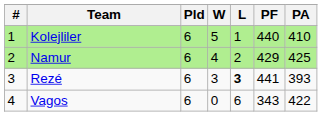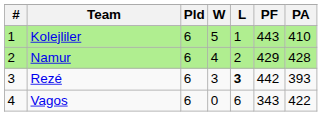(268, 36) 440 -> (268, 36) 443
(299, 57) 425 -> (299, 57) 428
(268, 79) 441 -> (268, 79) 442
